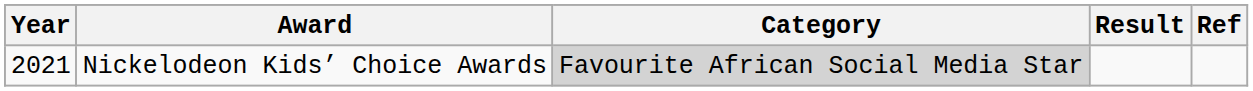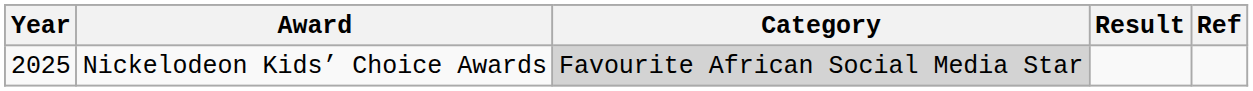(41, 66) 2021 -> (41, 66) 2025
